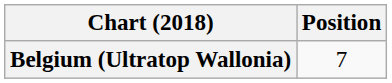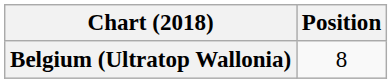(342, 59) 7 -> (342, 59) 8
